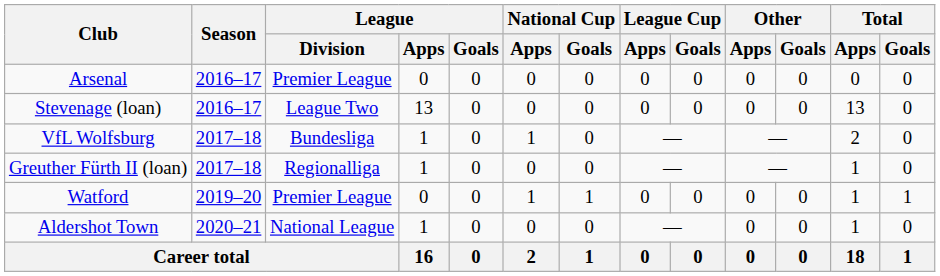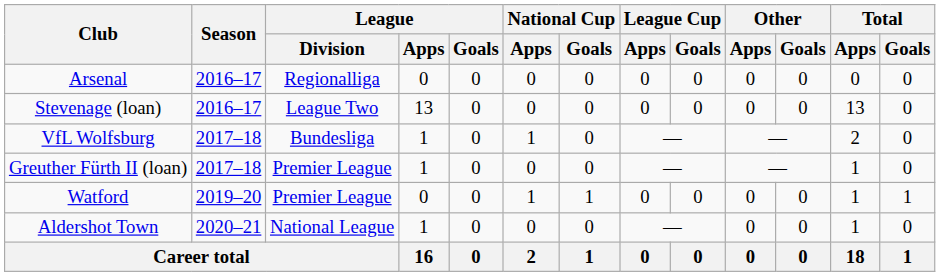(332, 78) Premier League -> (332, 78) Regionalliga
(332, 167) Regionalliga -> (332, 167) Premier League
